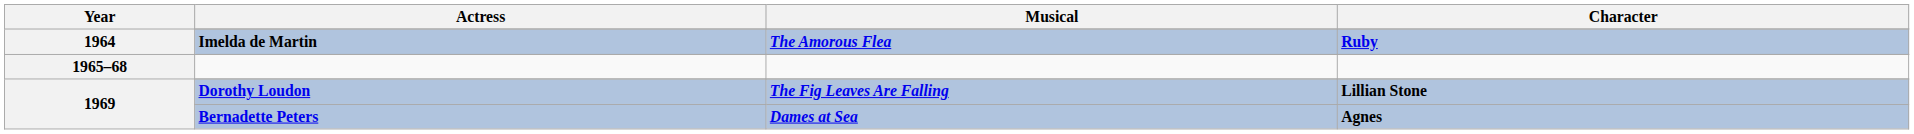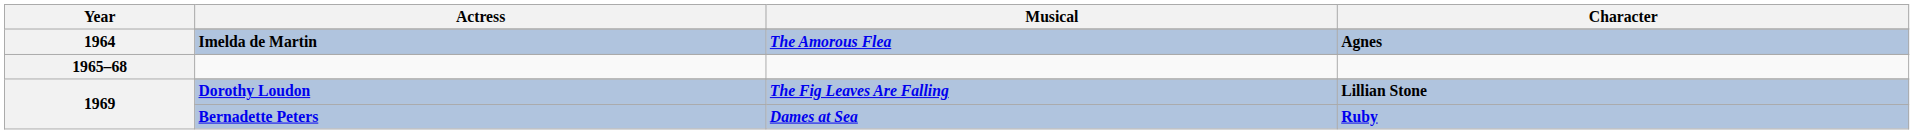(1360, 41) Ruby -> (1362, 41) Agnes
(1362, 116) Agnes -> (1360, 116) Ruby
